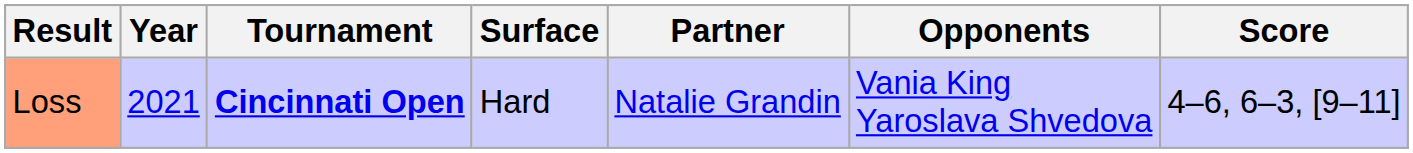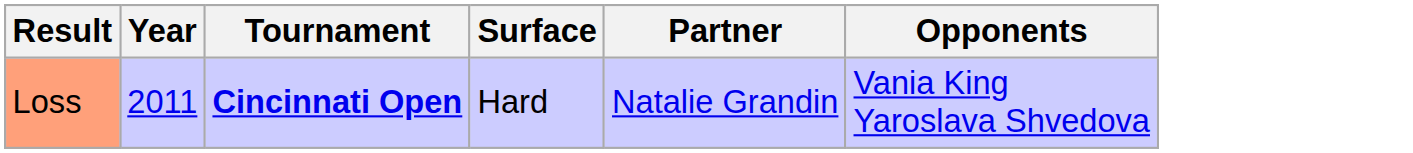- column: (1284, 30)
(164, 102) 2021 -> (162, 102) 2011
